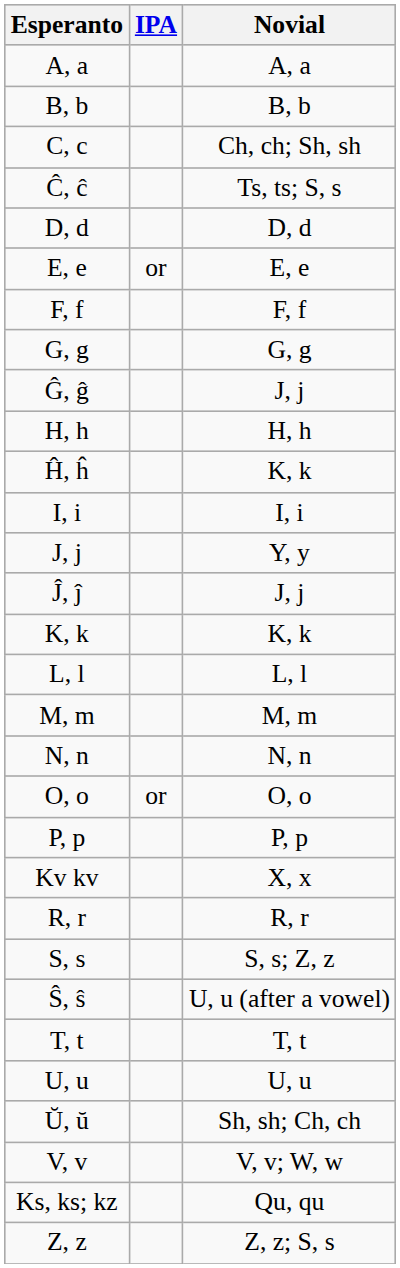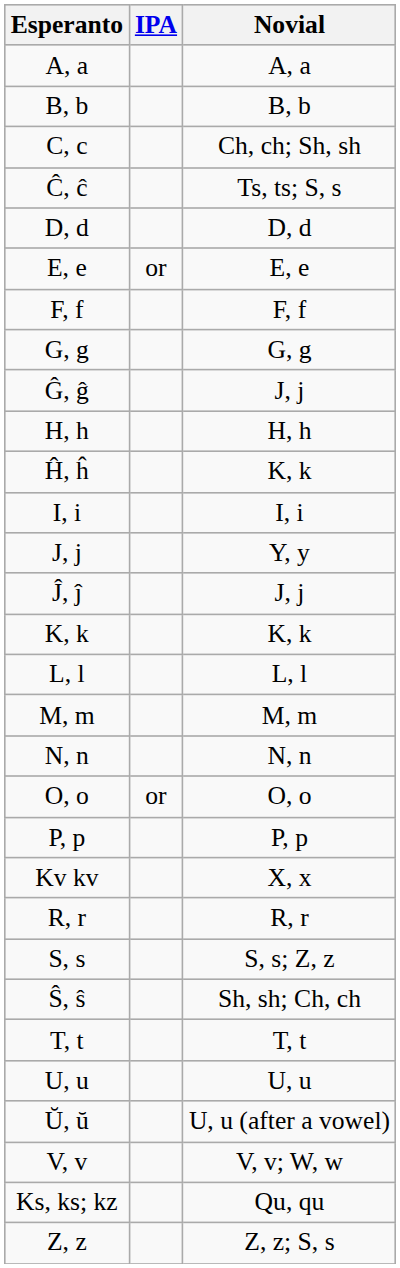(289, 999) U, u (after a vowel) -> (289, 999) Sh, sh; Ch, ch
(289, 1120) Sh, sh; Ch, ch -> (289, 1120) U, u (after a vowel)
